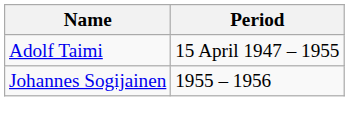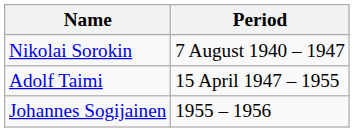+ row: (71, 50)
